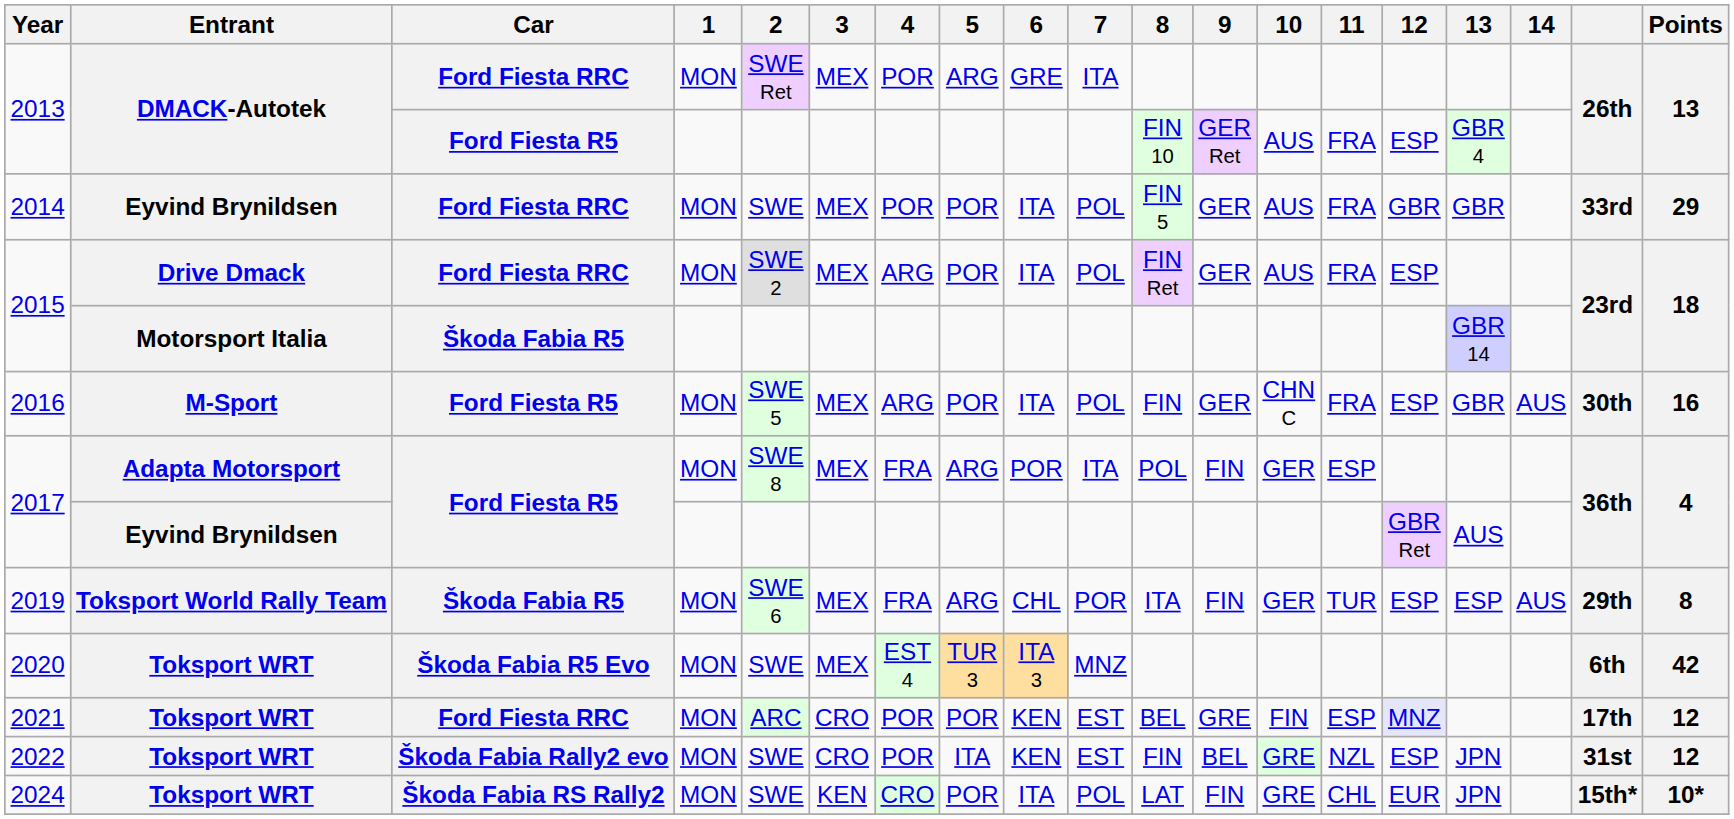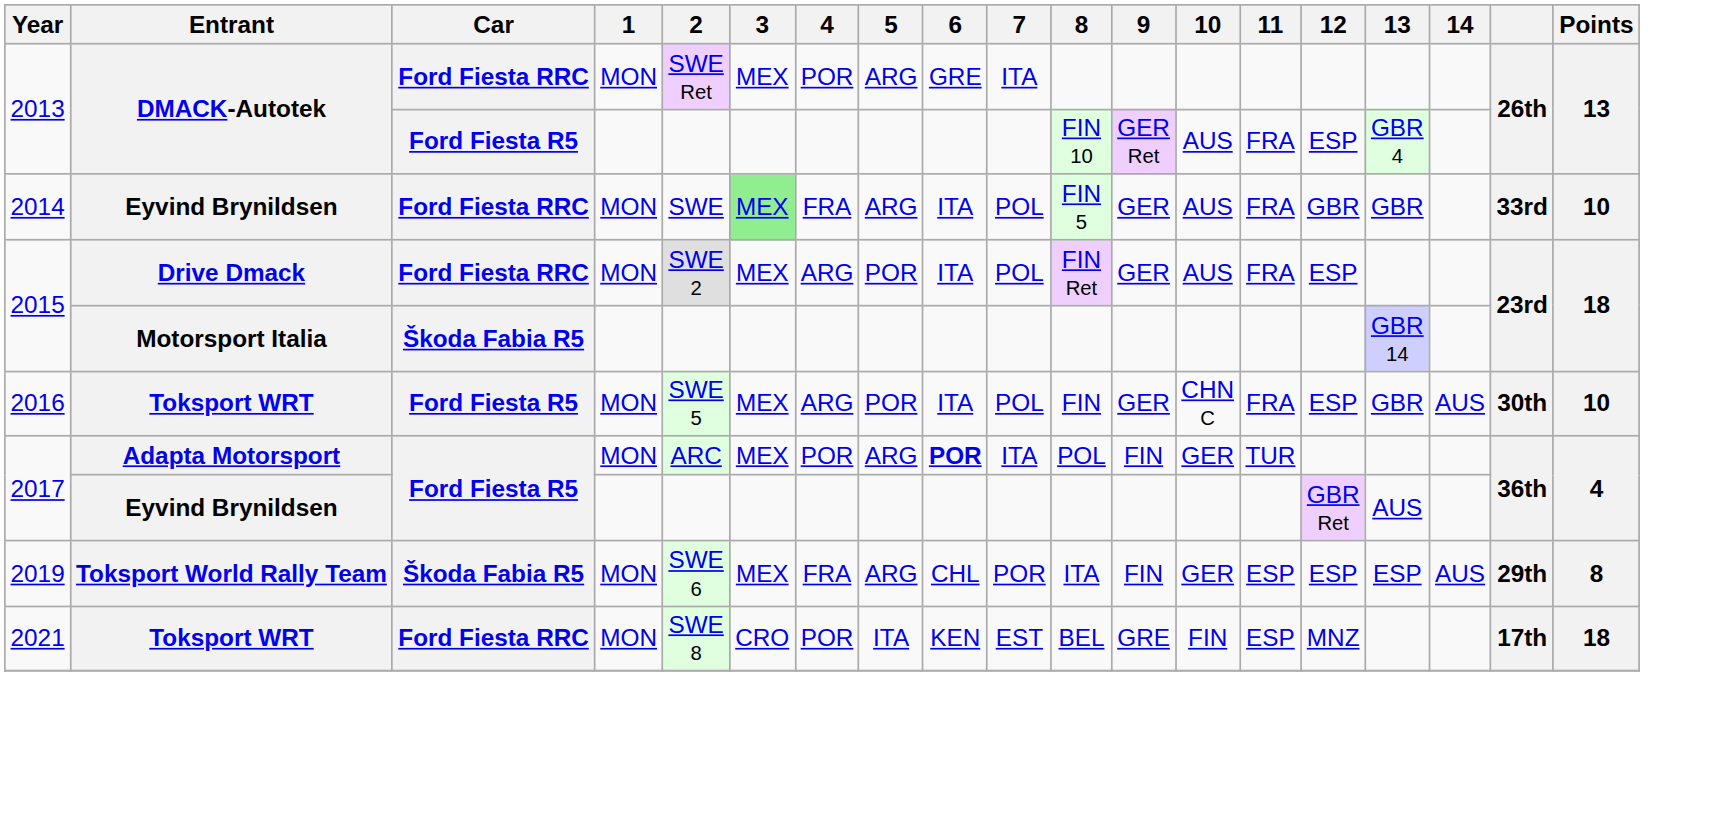(842, 207) no background -> (762, 207) lightgreen background
(907, 207) POR -> (827, 207) FRA
(972, 207) POR -> (891, 207) ARG
(1686, 207) 29 -> (1596, 207) 10
(231, 404) M-Sport -> (231, 404) Toksport WRT
(1686, 404) 16 -> (1596, 404) 10
(776, 469) SWE 8 -> (696, 456) ARC
(908, 469) FRA -> (827, 456) POR
(1036, 469) normal -> (955, 456) bold
(1352, 469) ESP -> (1270, 456) TUR
(1352, 600) TUR -> (1270, 573) ESP
- row: (38, 666)
(776, 718) ARC -> (696, 639) SWE 8
(972, 718) POR -> (891, 639) ITA
(1414, 718) lavender background -> (1333, 639) no background
(1686, 718) 12 -> (1596, 639) 18
- row: (38, 756)
- row: (38, 795)
